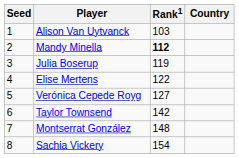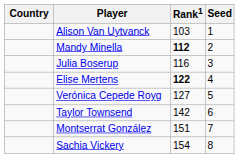columns swapped: (210, 13) <-> (19, 13)
(161, 64) 119 -> (181, 64) 116
(161, 80) normal -> (181, 80) bold
(161, 129) 148 -> (181, 129) 151
